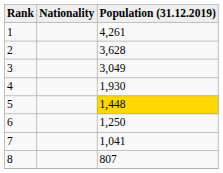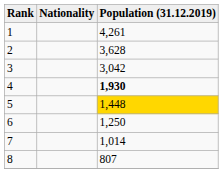(113, 68) 3,049 -> (113, 68) 3,042
(113, 86) normal -> (113, 86) bold
(113, 141) 1,041 -> (113, 141) 1,014
